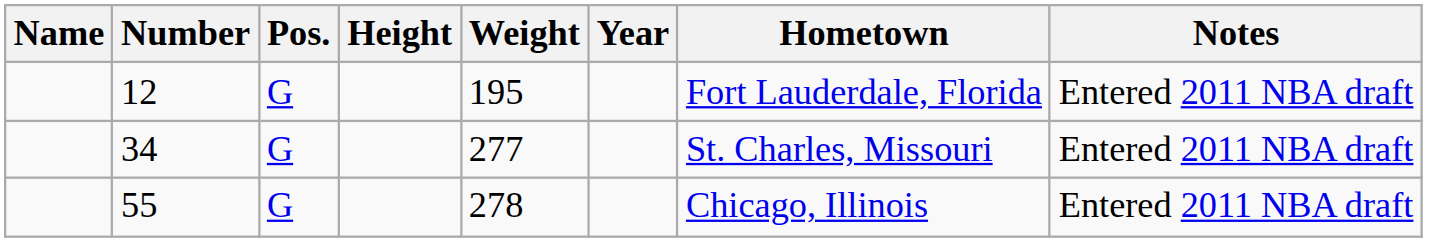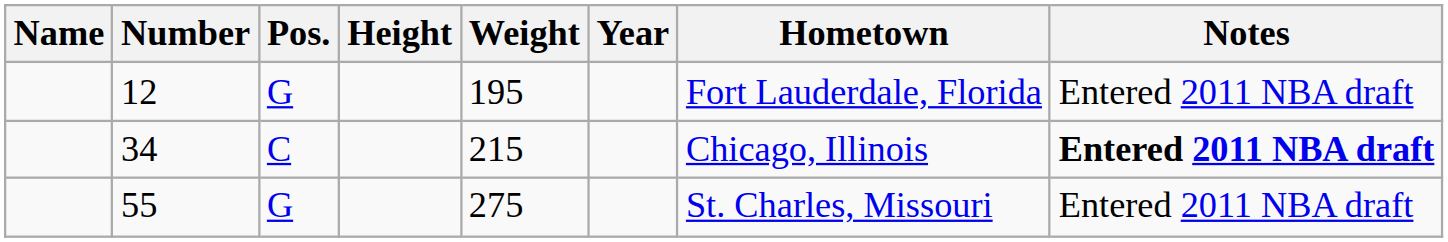(280, 148) G -> (279, 148) C
(496, 148) 277 -> (496, 148) 215
(839, 148) St. Charles, Missouri -> (807, 148) Chicago, Illinois
(1236, 148) normal -> (1247, 148) bold
(496, 206) 278 -> (496, 206) 275
(807, 206) Chicago, Illinois -> (839, 206) St. Charles, Missouri
